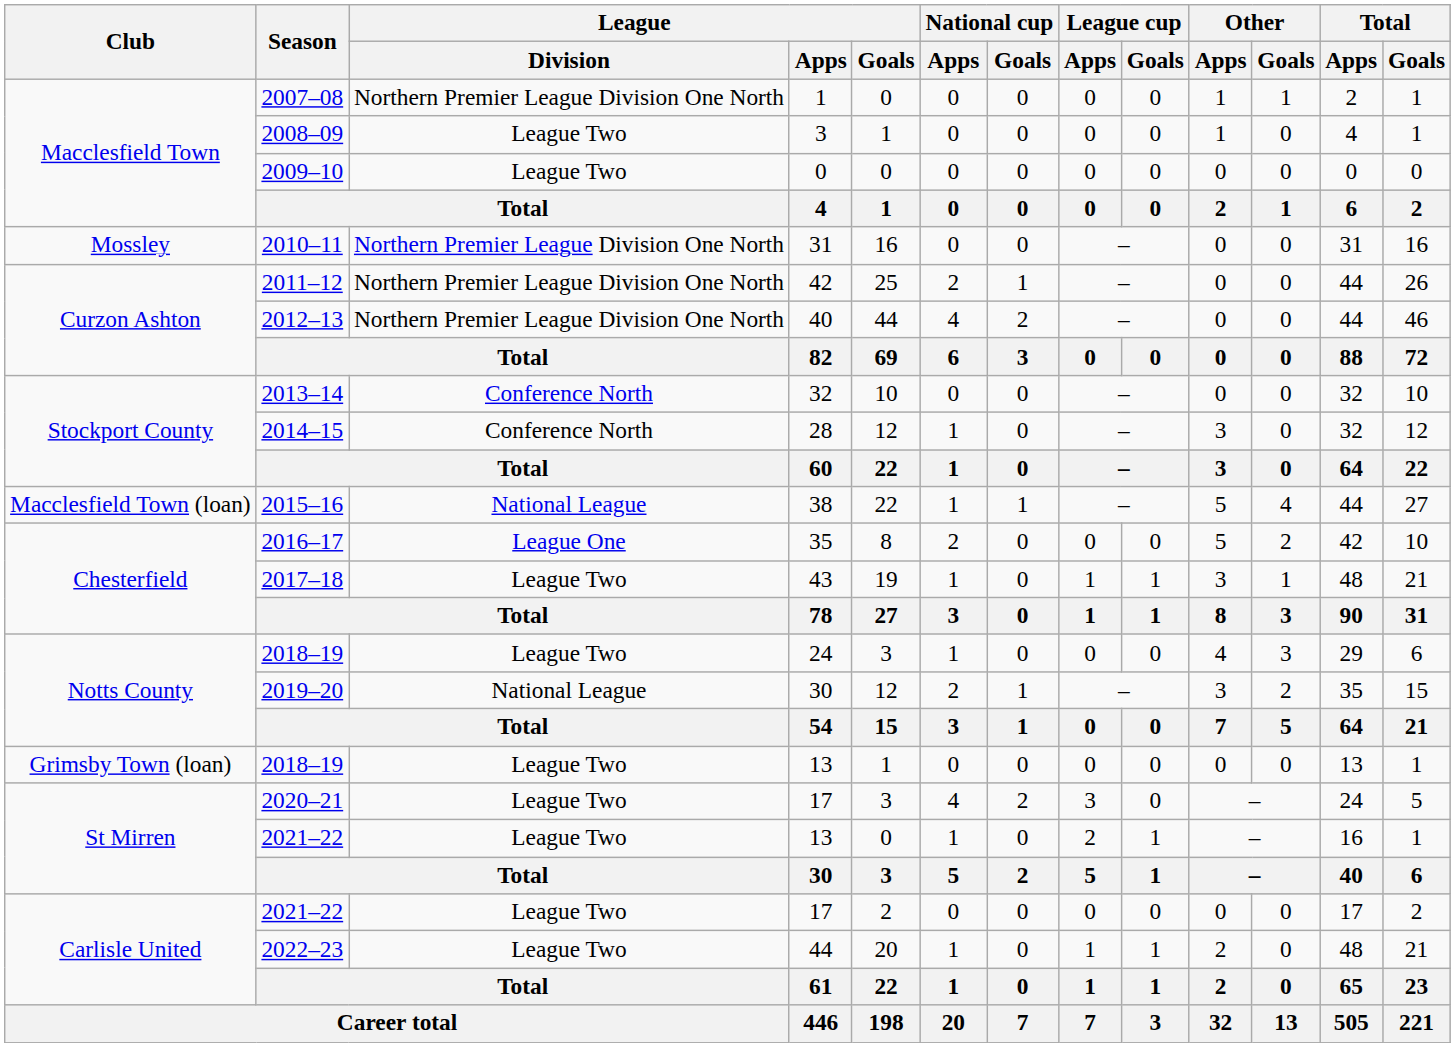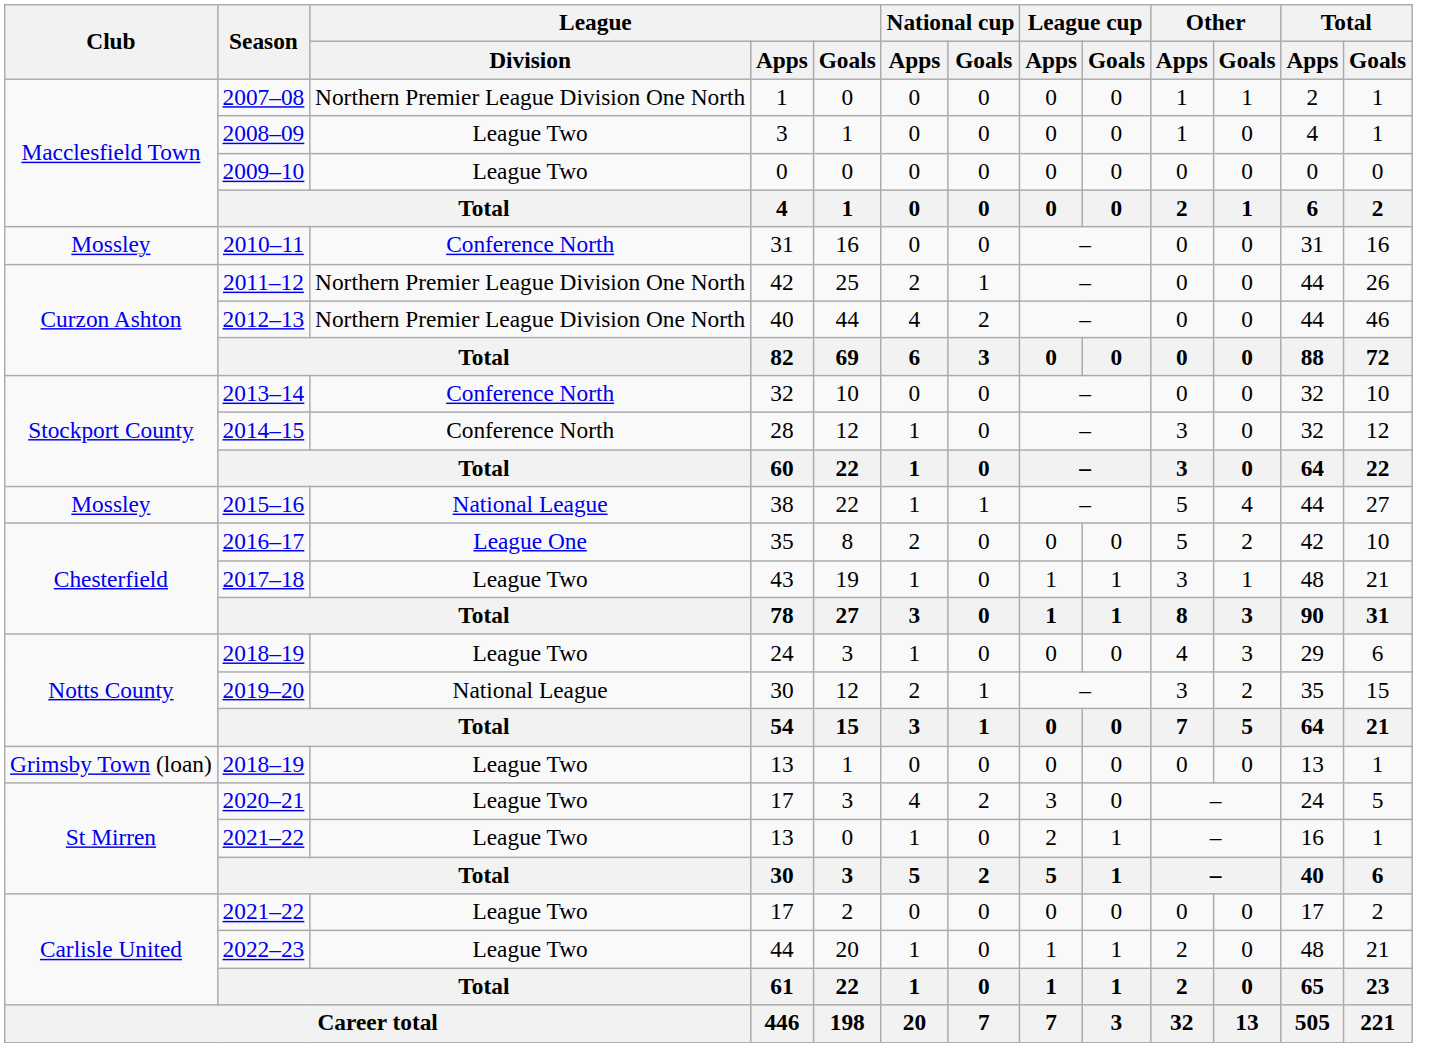(569, 245) Northern Premier League Division One North -> (530, 245) Conference North
(130, 504) Macclesfield Town (loan) -> (111, 504) Mossley
